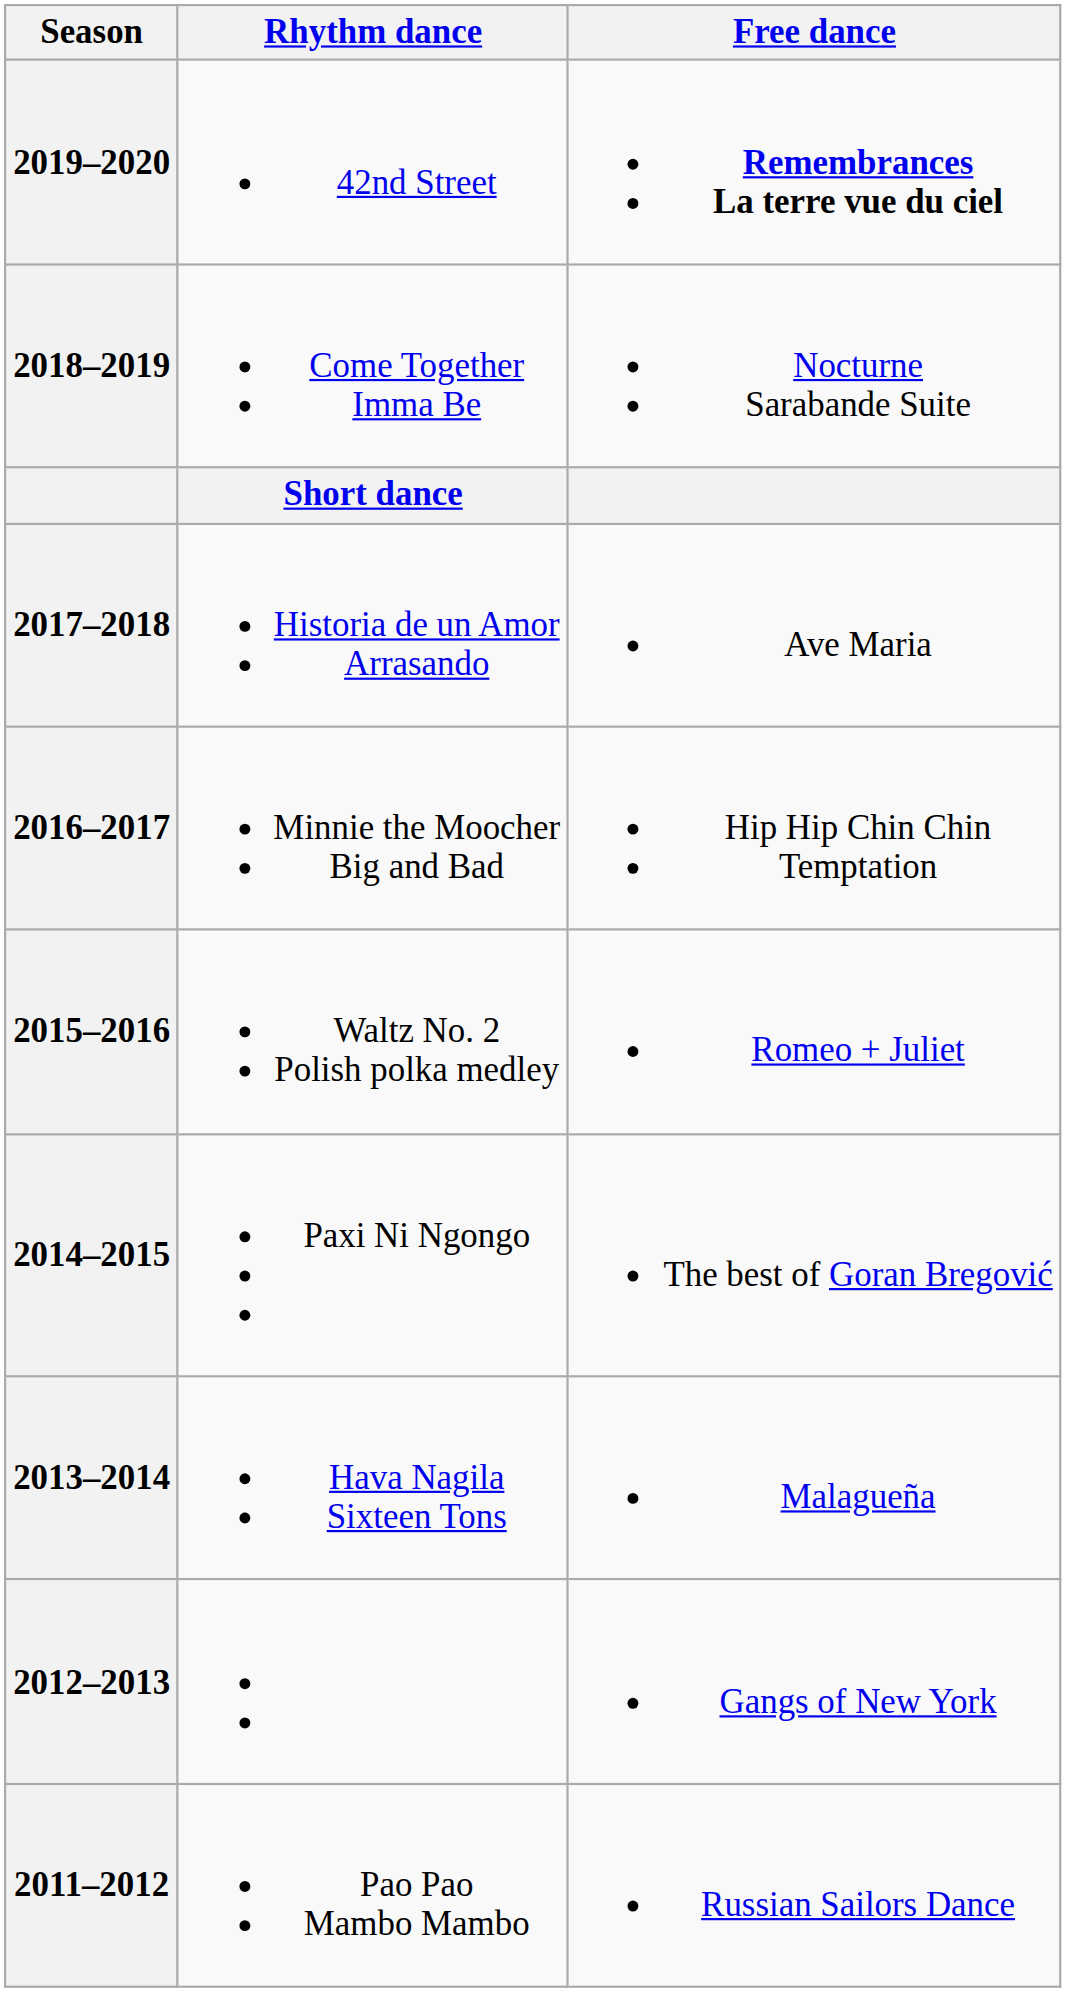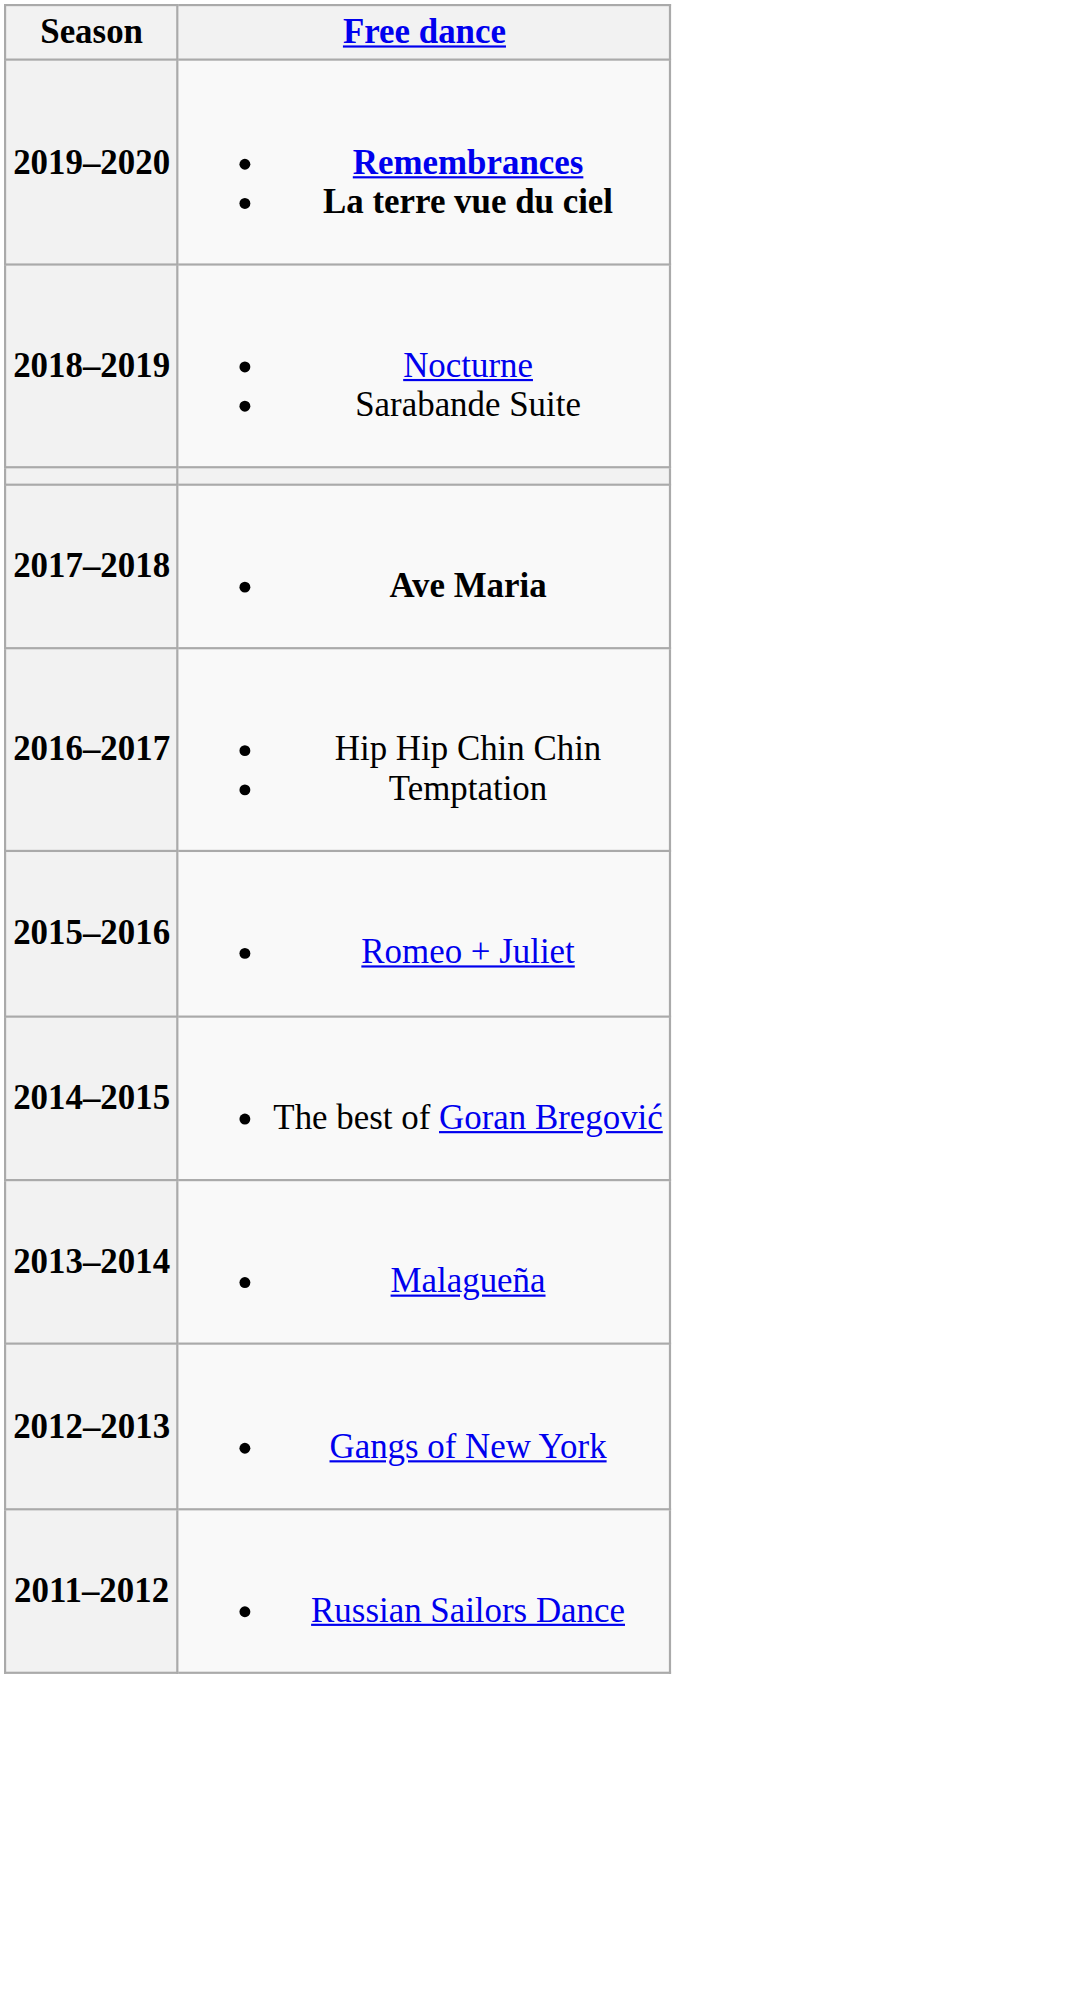- column: (373, 32)
(814, 644) normal -> (424, 585) bold
